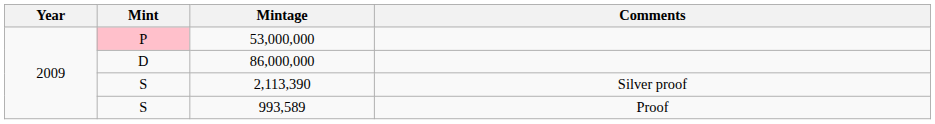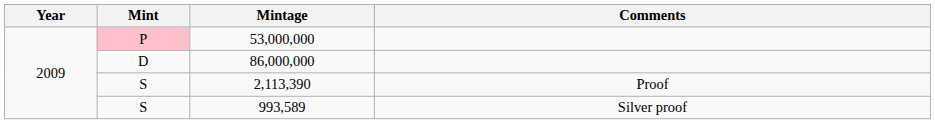(652, 84) Silver proof -> (652, 84) Proof
(652, 107) Proof -> (652, 107) Silver proof
